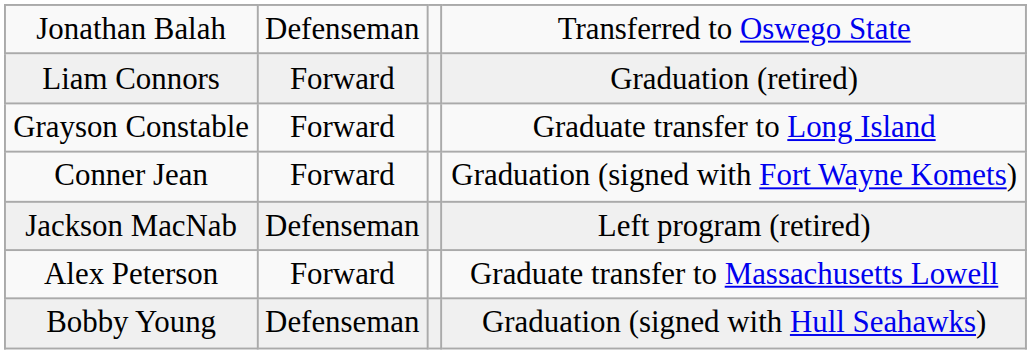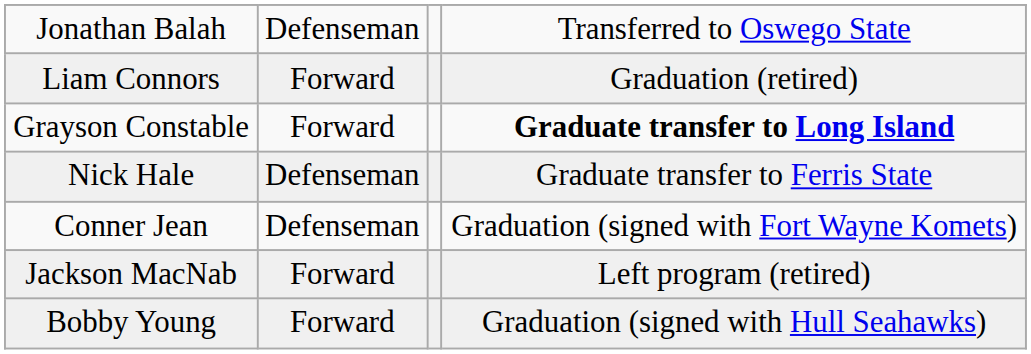(734, 126) normal -> (734, 126) bold
+ row: (131, 175)
(342, 175) Forward -> (342, 224) Defenseman
(342, 224) Defenseman -> (342, 273) Forward
- row: (131, 273)
(342, 322) Defenseman -> (342, 322) Forward
